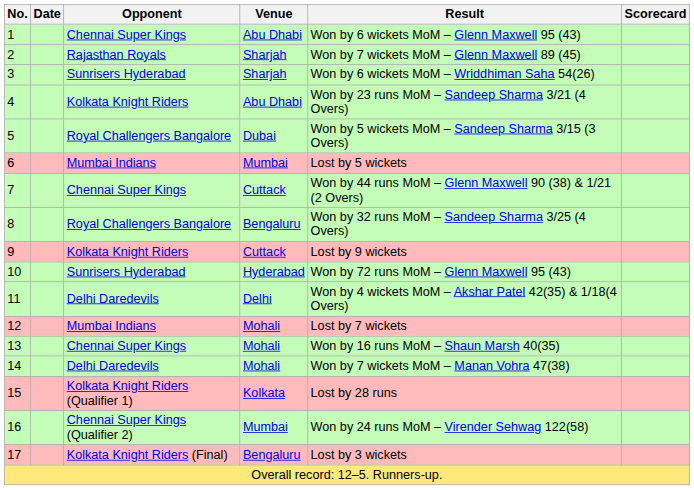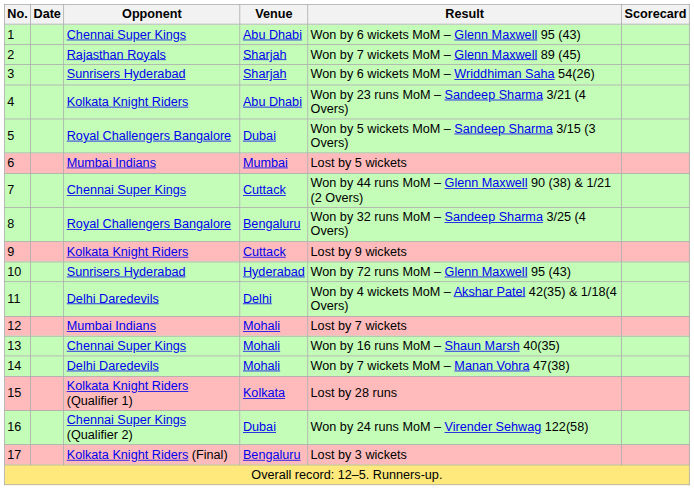(265, 427) Mumbai -> (259, 427) Dubai
